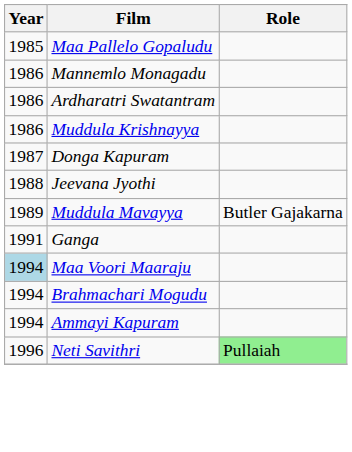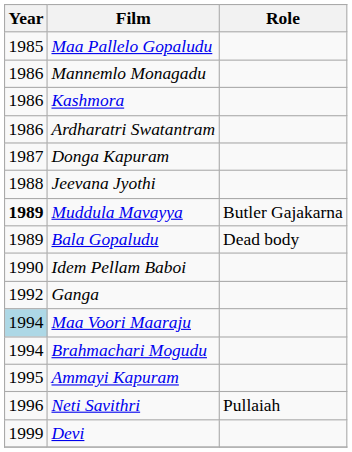+ row: (88, 101)
- row: (125, 128)
(26, 211) normal -> (26, 211) bold
+ row: (105, 239)
+ row: (119, 267)
(26, 239) 1991 -> (26, 294) 1992
(26, 322) 1994 -> (26, 377) 1995
(252, 350) lightgreen background -> (252, 405) no background
+ row: (68, 433)
